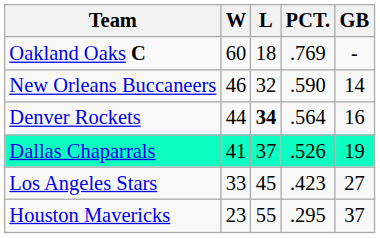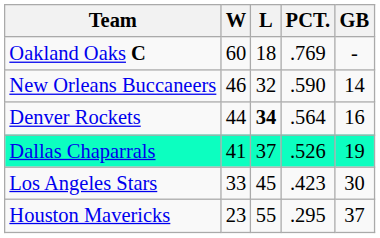(354, 183) 27 -> (354, 183) 30
